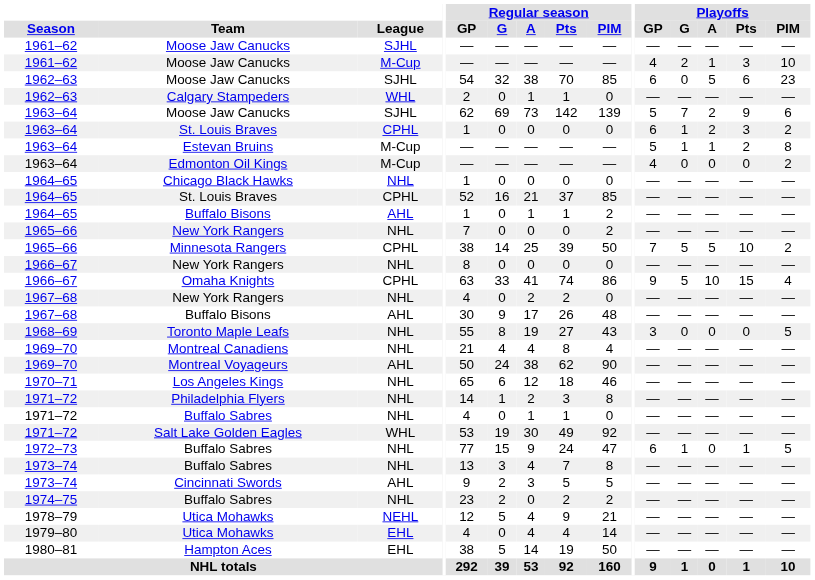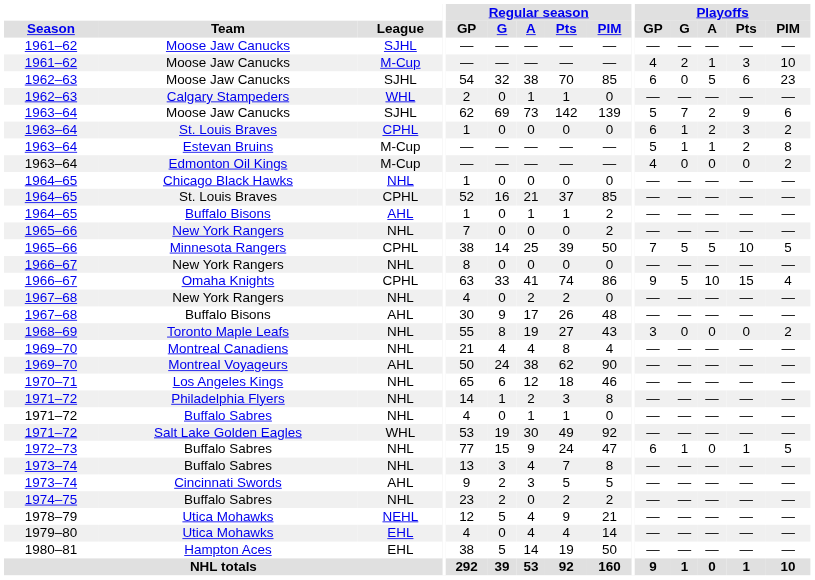(788, 247) 2 -> (788, 247) 5
(788, 331) 5 -> (788, 331) 2
